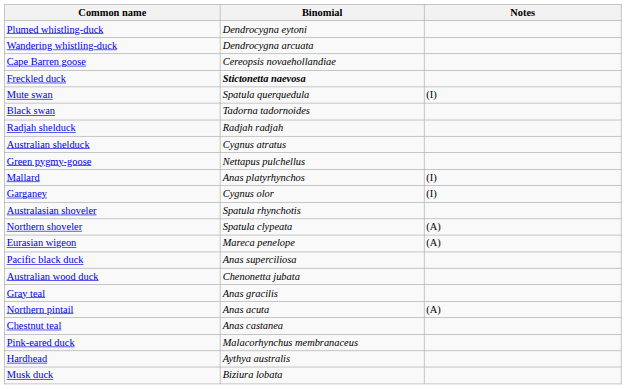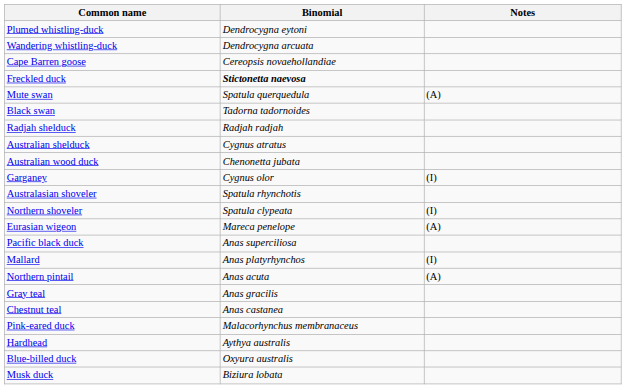(432, 95) (I) -> (434, 95) (A)
- row: (49, 161)
rows swapped: (53, 276) <-> (23, 177)
(434, 227) (A) -> (432, 210) (I)
rows swapped: (40, 309) <-> (26, 293)
+ row: (42, 359)
